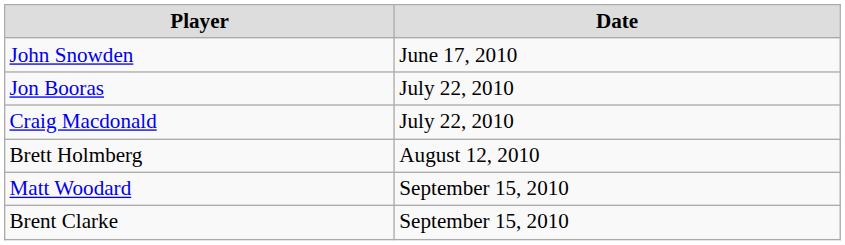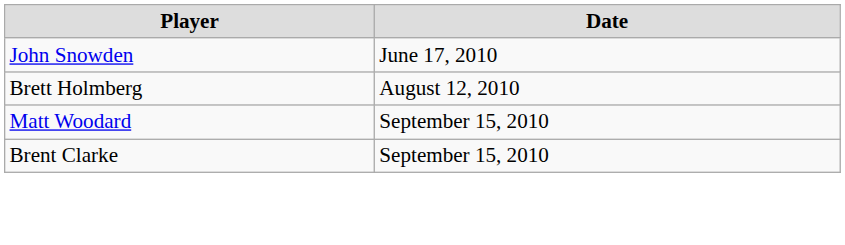- row: (57, 88)
- row: (83, 121)
